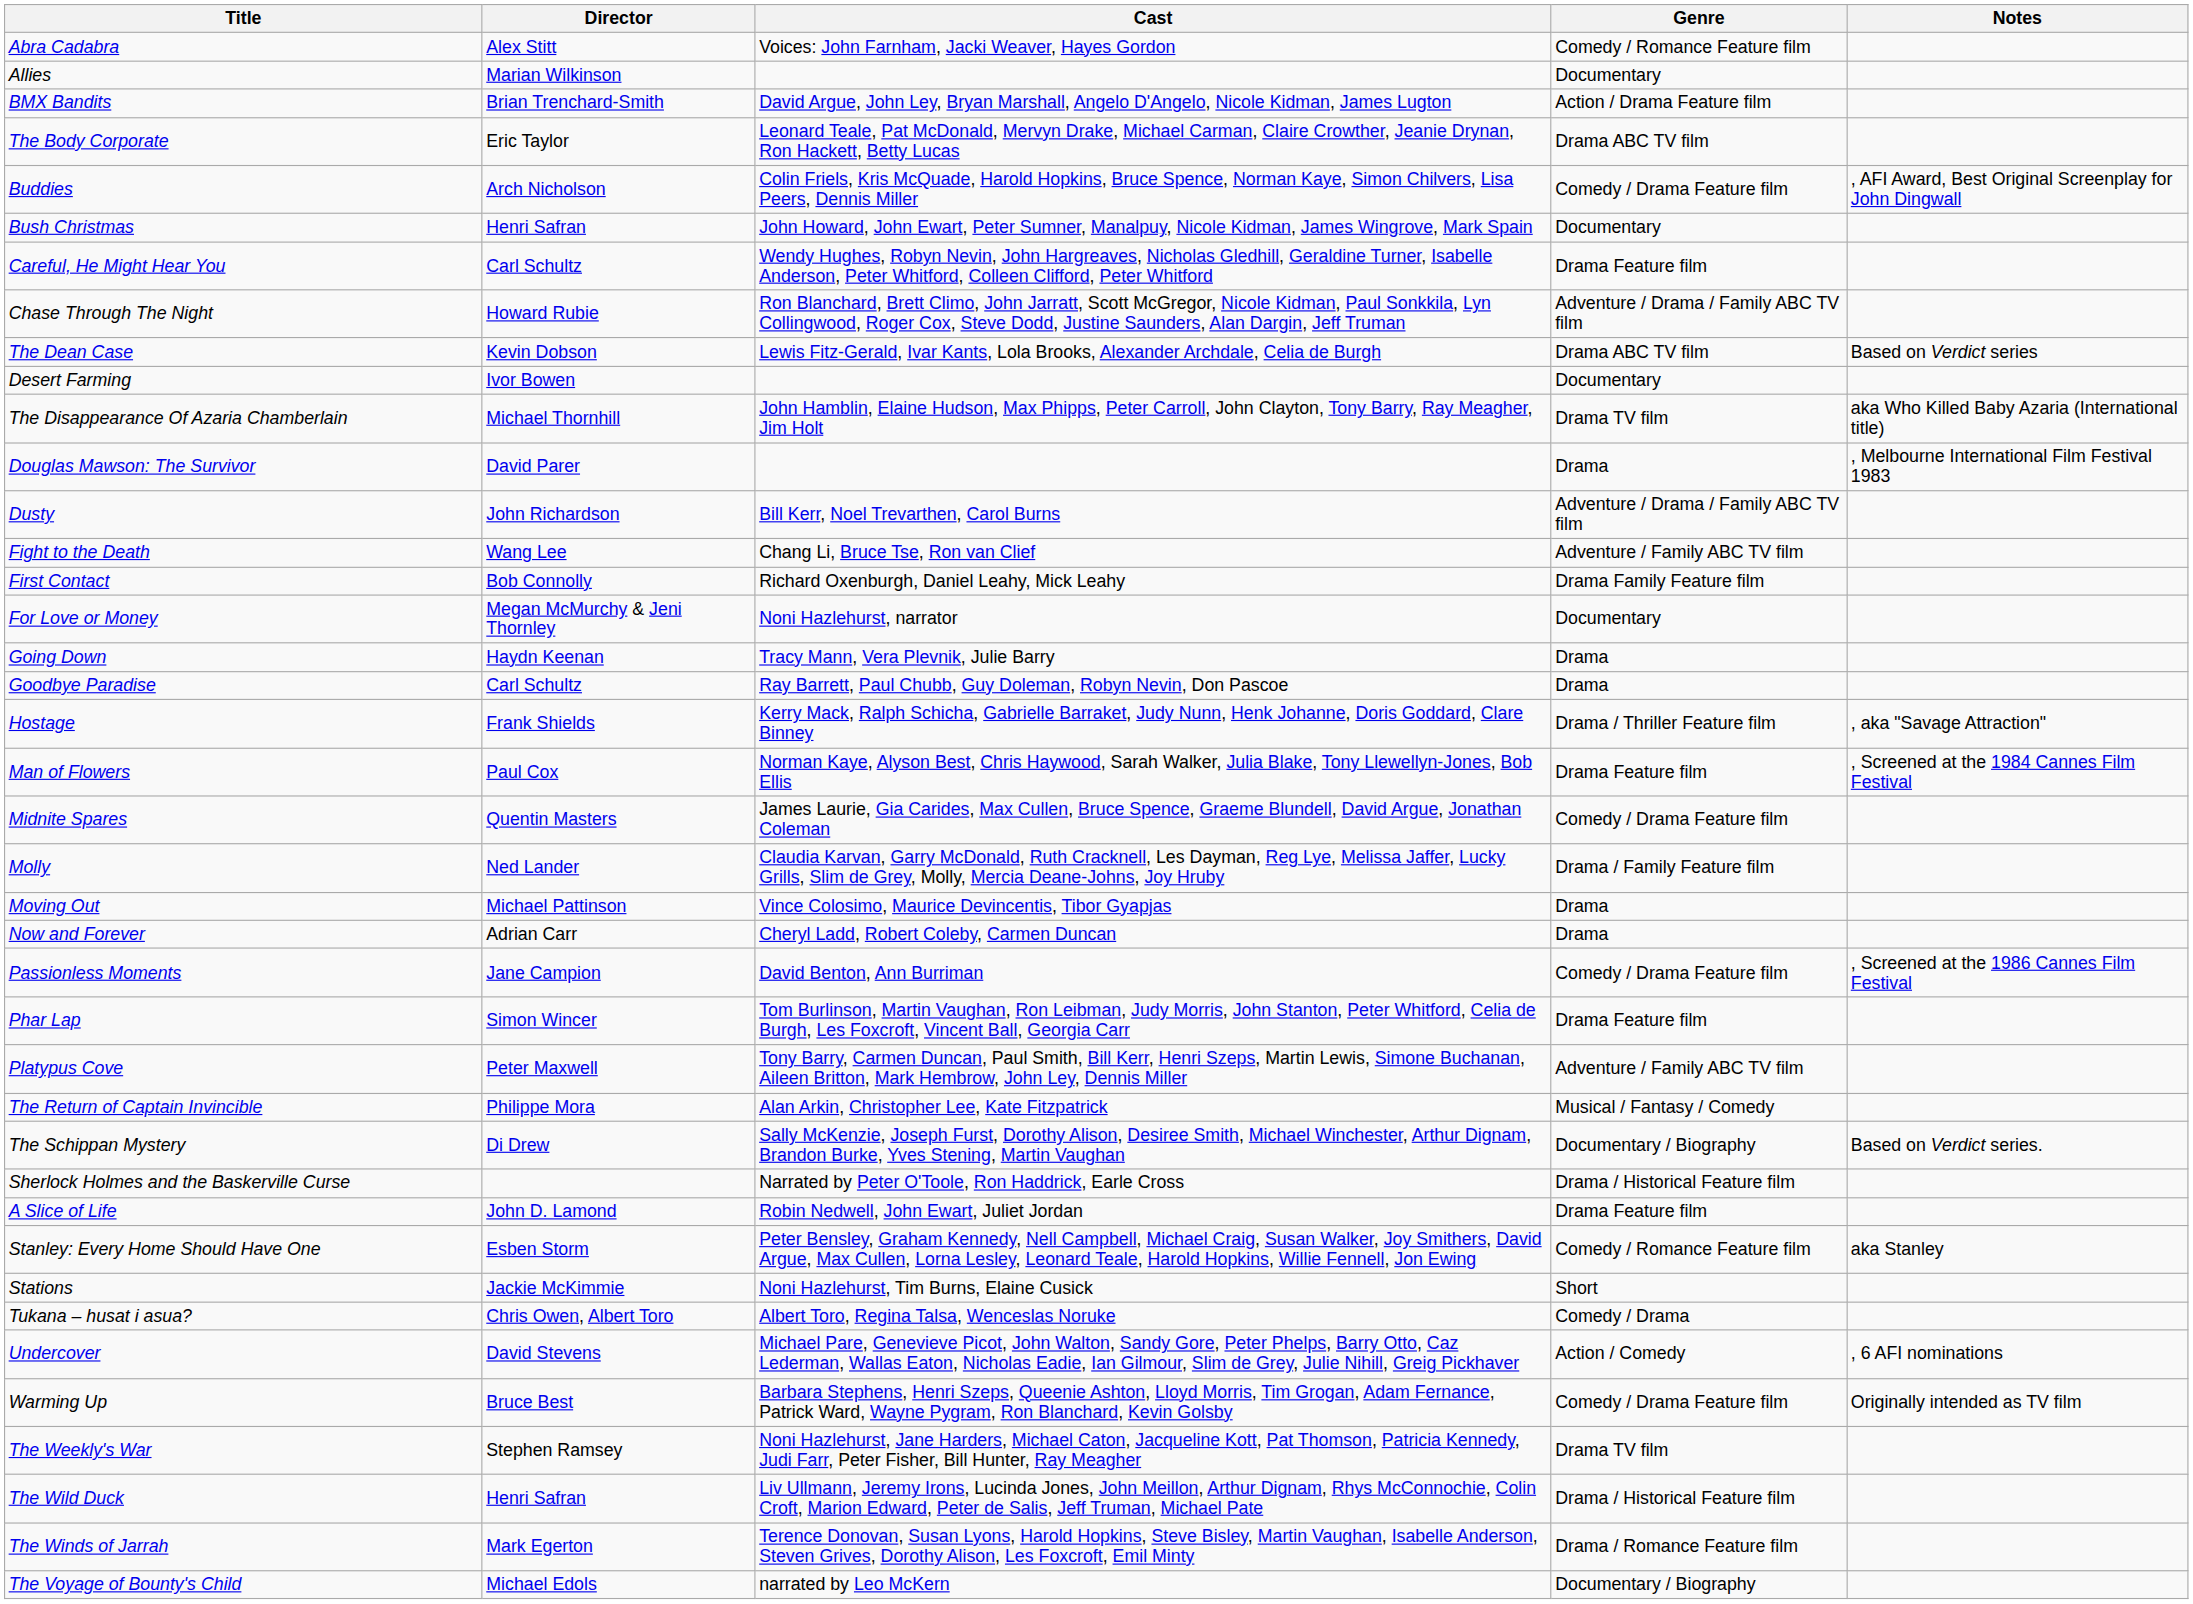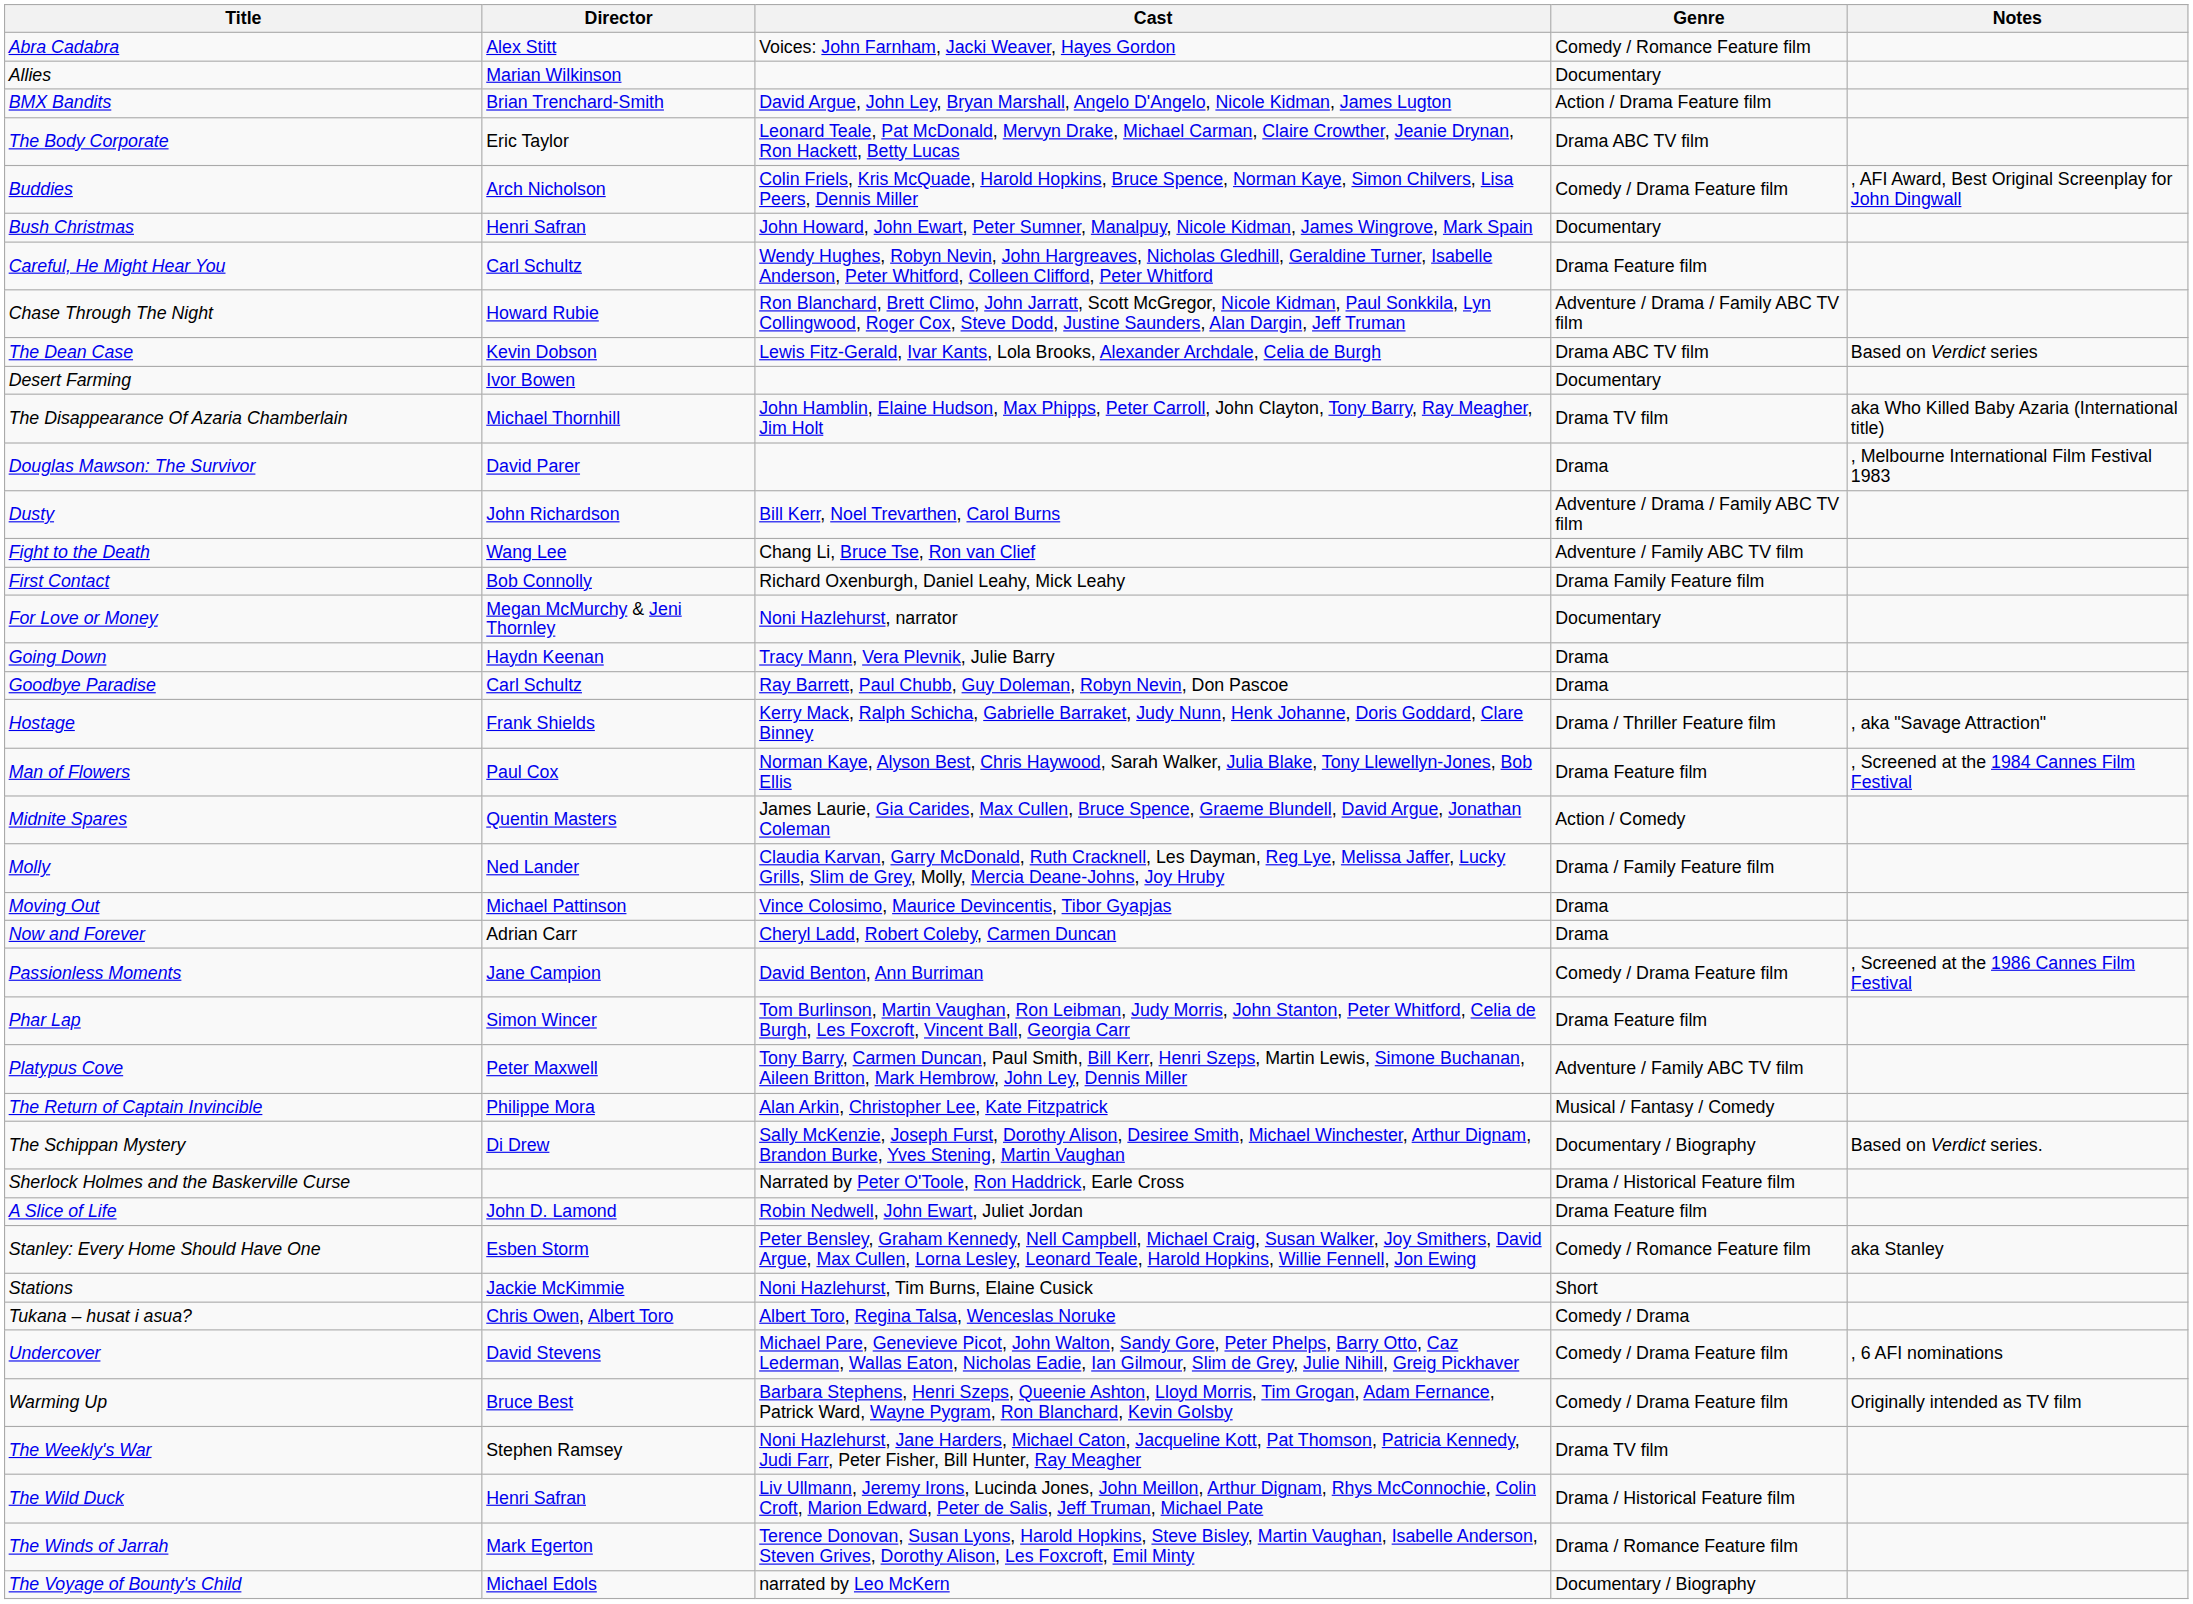(1672, 819) Comedy / Drama Feature film -> (1620, 819) Action / Comedy
(1620, 1354) Action / Comedy -> (1672, 1354) Comedy / Drama Feature film
